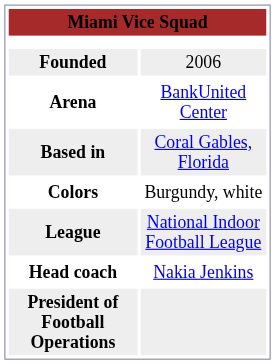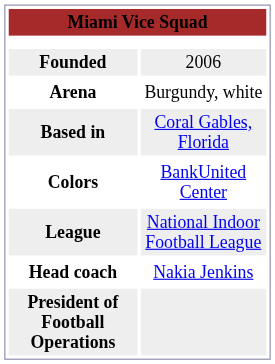(203, 102) BankUnited Center -> (203, 92) Burgundy, white
(203, 192) Burgundy, white -> (203, 182) BankUnited Center
